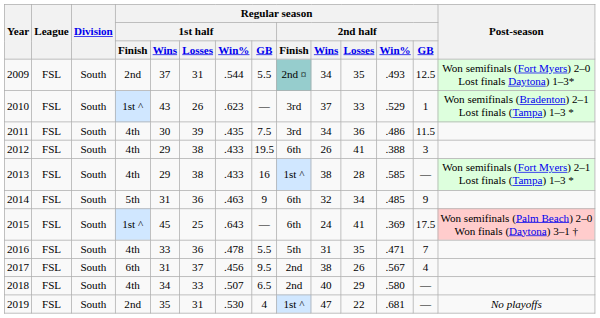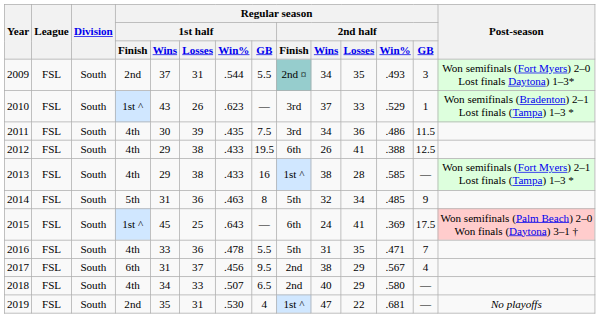(426, 75) 12.5 -> (426, 75) 3
(426, 149) 3 -> (426, 149) 12.5
(264, 199) 9 -> (264, 199) 8
(294, 199) 6th -> (294, 199) 5th
(359, 267) 26 -> (359, 267) 29
